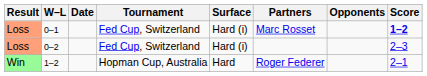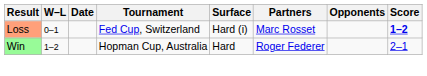- row: (51, 47)
